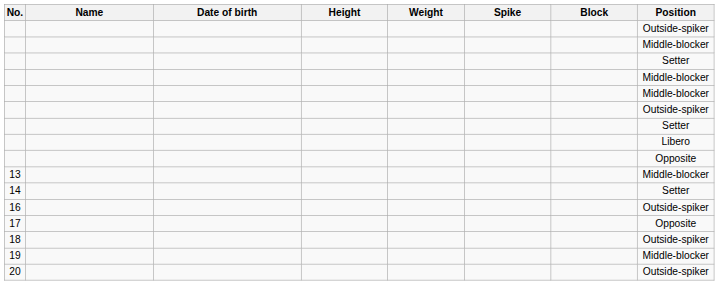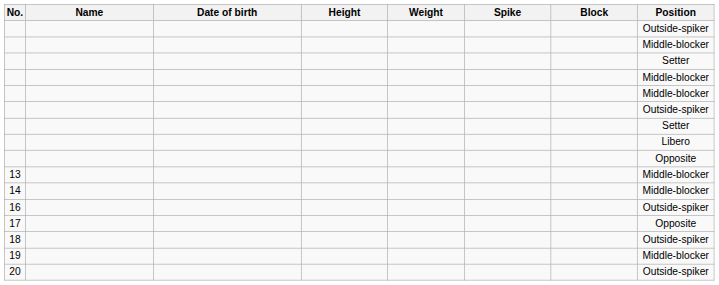(676, 191) Setter -> (676, 191) Middle-blocker
